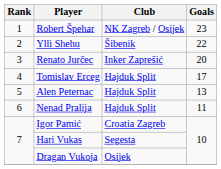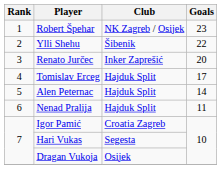(202, 92) 13 -> (202, 92) 14
